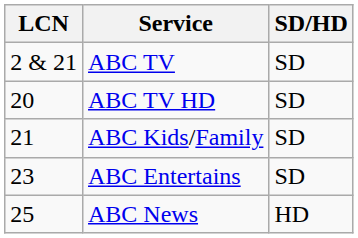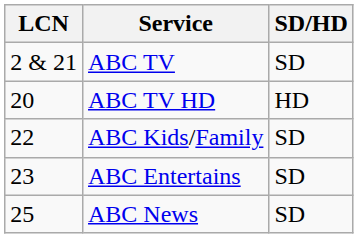(290, 99) SD -> (292, 99) HD
(22, 137) 21 -> (22, 137) 22
(292, 213) HD -> (290, 213) SD
